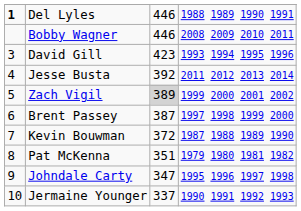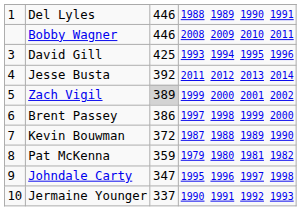(11, 15) bold -> (11, 15) normal
(164, 55) 423 -> (164, 55) 425
(164, 115) 387 -> (164, 115) 386
(164, 155) 351 -> (164, 155) 359
